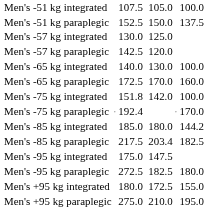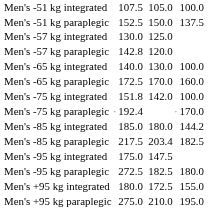(131, 52) 142.5 -> (131, 52) 142.8
